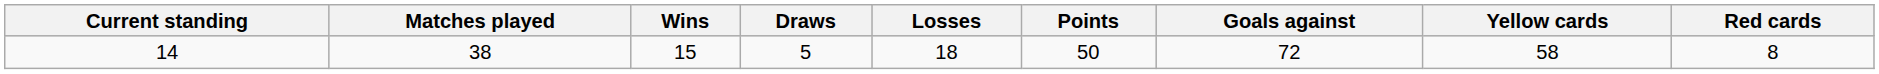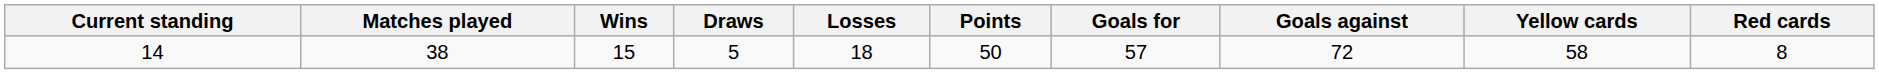+ column: (1136, 20)
